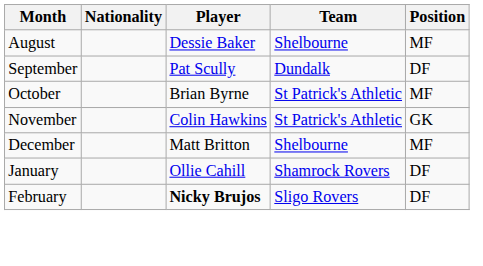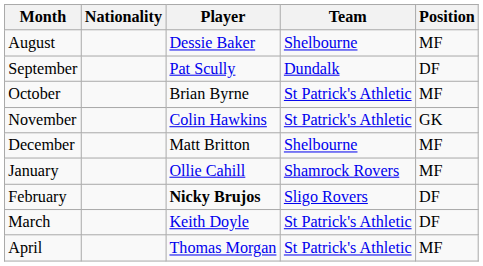(420, 171) DF -> (431, 171) MF
+ row: (29, 222)
+ row: (25, 247)
